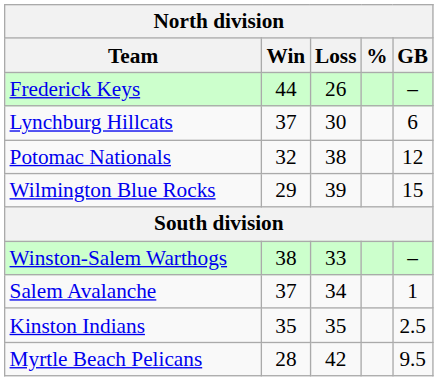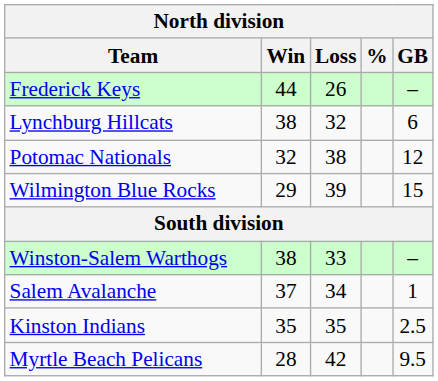(286, 122) 37 -> (286, 122) 38
(336, 122) 30 -> (336, 122) 32
